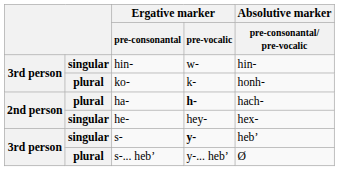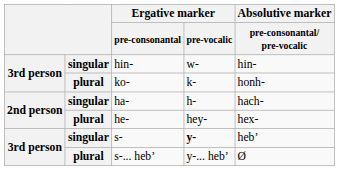(88, 100) plural -> (88, 100) singular
(192, 100) bold -> (191, 100) normal
(88, 119) singular -> (88, 119) plural
